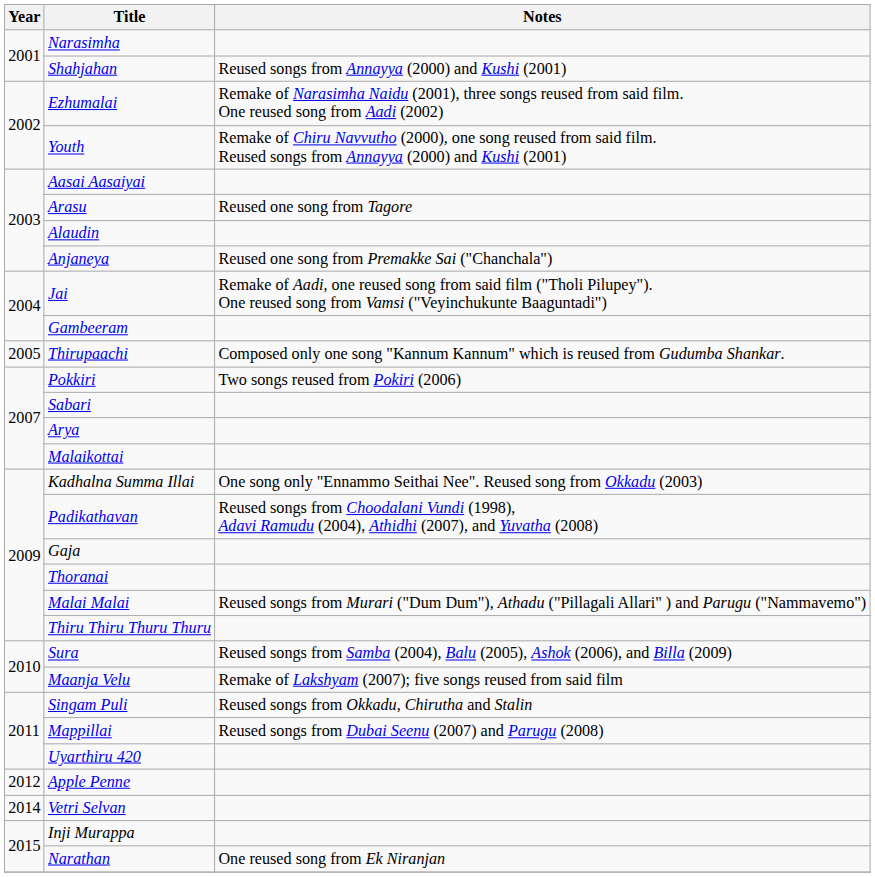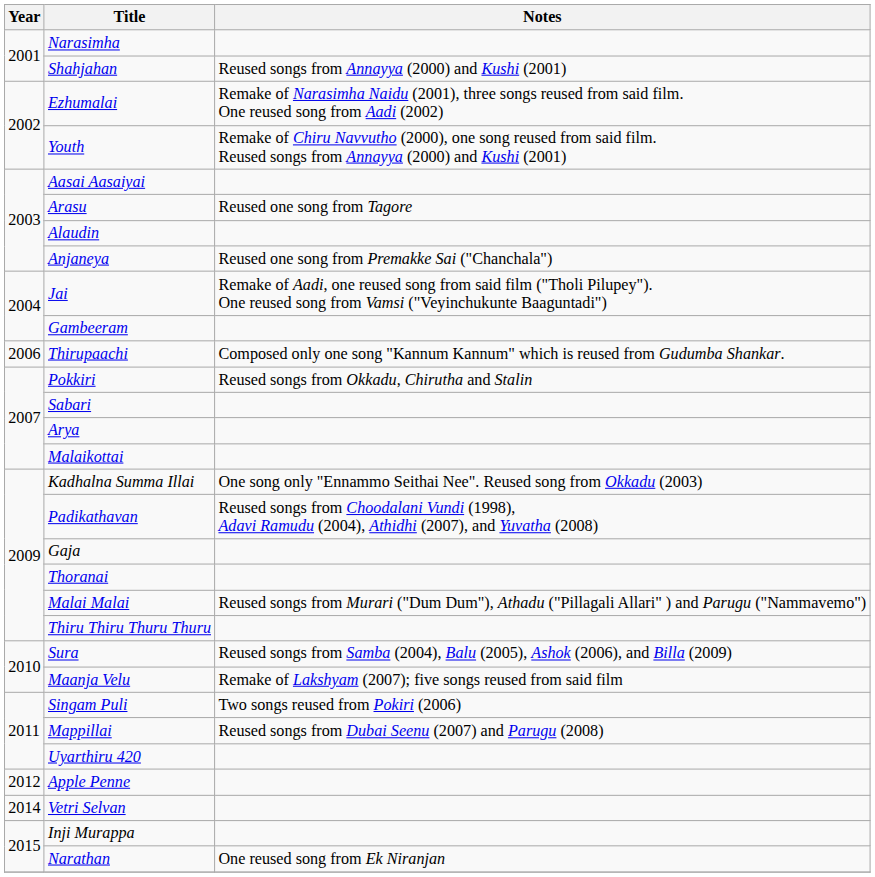(24, 353) 2005 -> (24, 353) 2006
(340, 379) Two songs reused from Pokiri (2006) -> (375, 379) Reused songs from Okkadu, Chirutha and Stalin
(375, 705) Reused songs from Okkadu, Chirutha and Stalin -> (340, 705) Two songs reused from Pokiri (2006)
